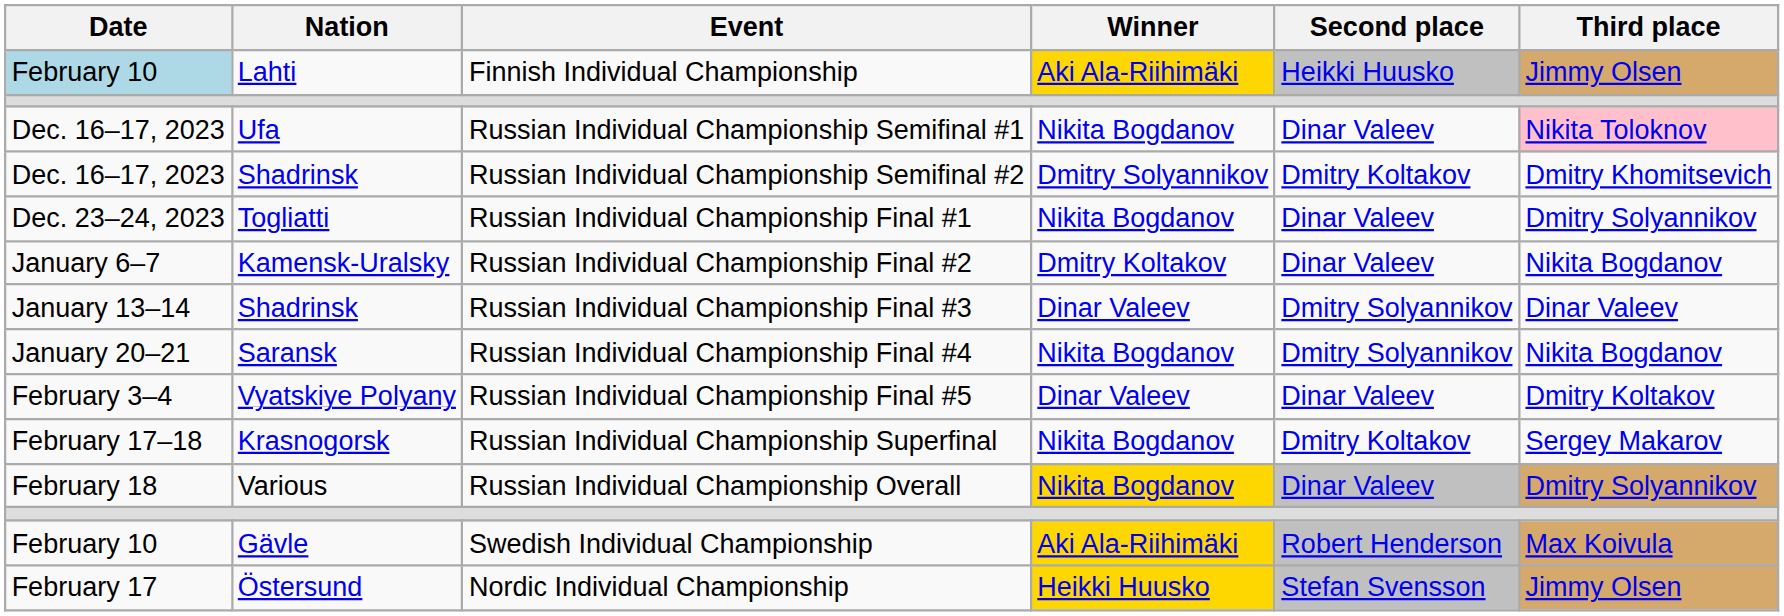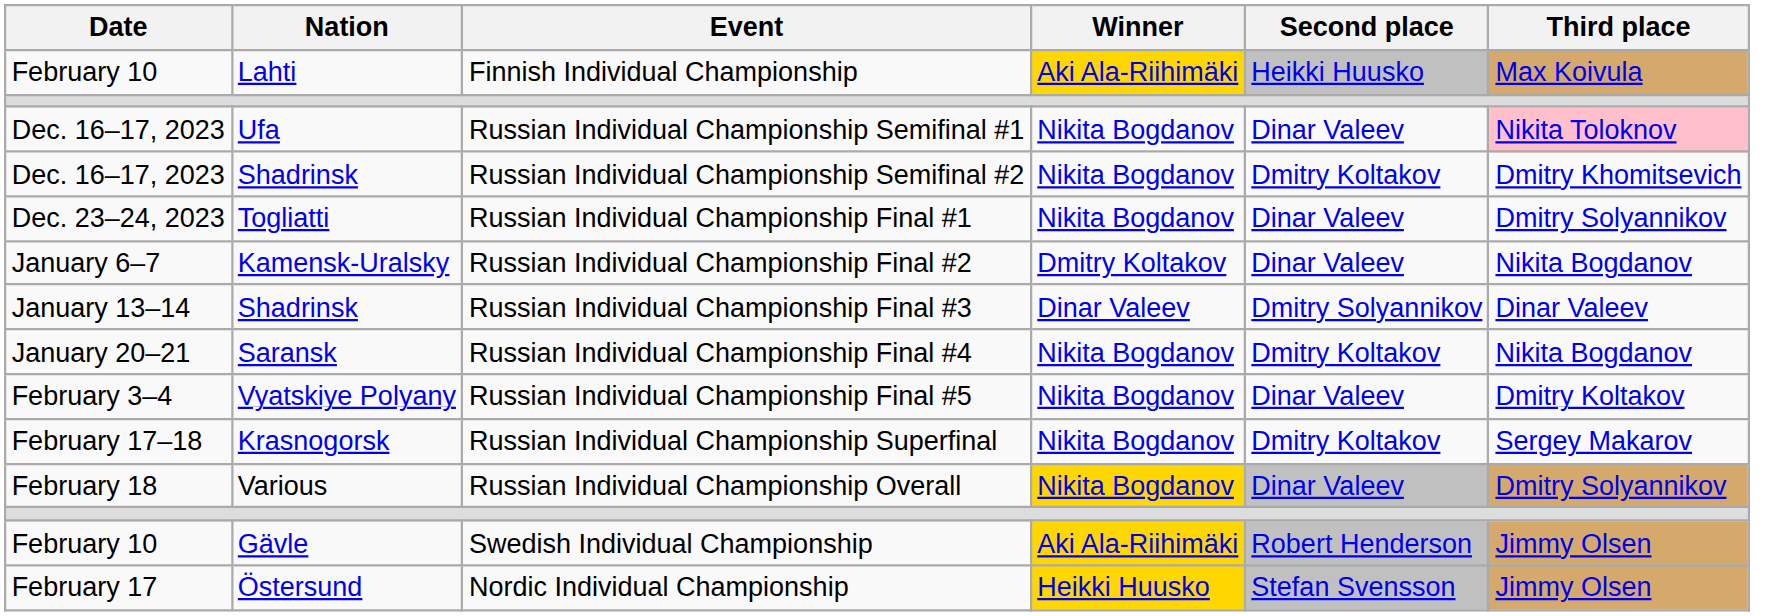(84, 72) lightblue background -> (84, 72) no background
(1603, 72) Jimmy Olsen -> (1569, 72) Max Koivula
(1153, 174) Dmitry Solyannikov -> (1136, 174) Nikita Bogdanov
(1397, 352) Dmitry Solyannikov -> (1346, 352) Dmitry Koltakov
(1114, 396) Dinar Valeev -> (1136, 396) Nikita Bogdanov
(1599, 543) Max Koivula -> (1573, 543) Jimmy Olsen
